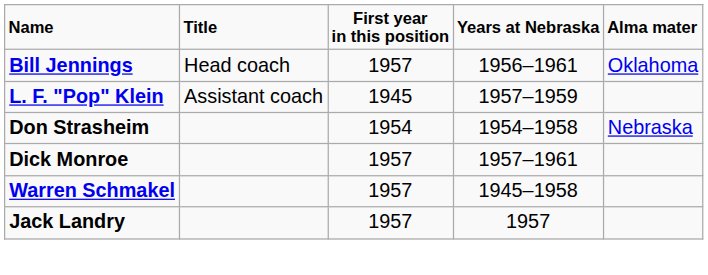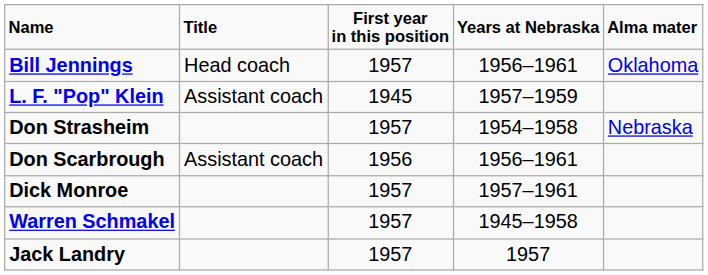(390, 128) 1954 -> (390, 128) 1957
+ row: (87, 159)
